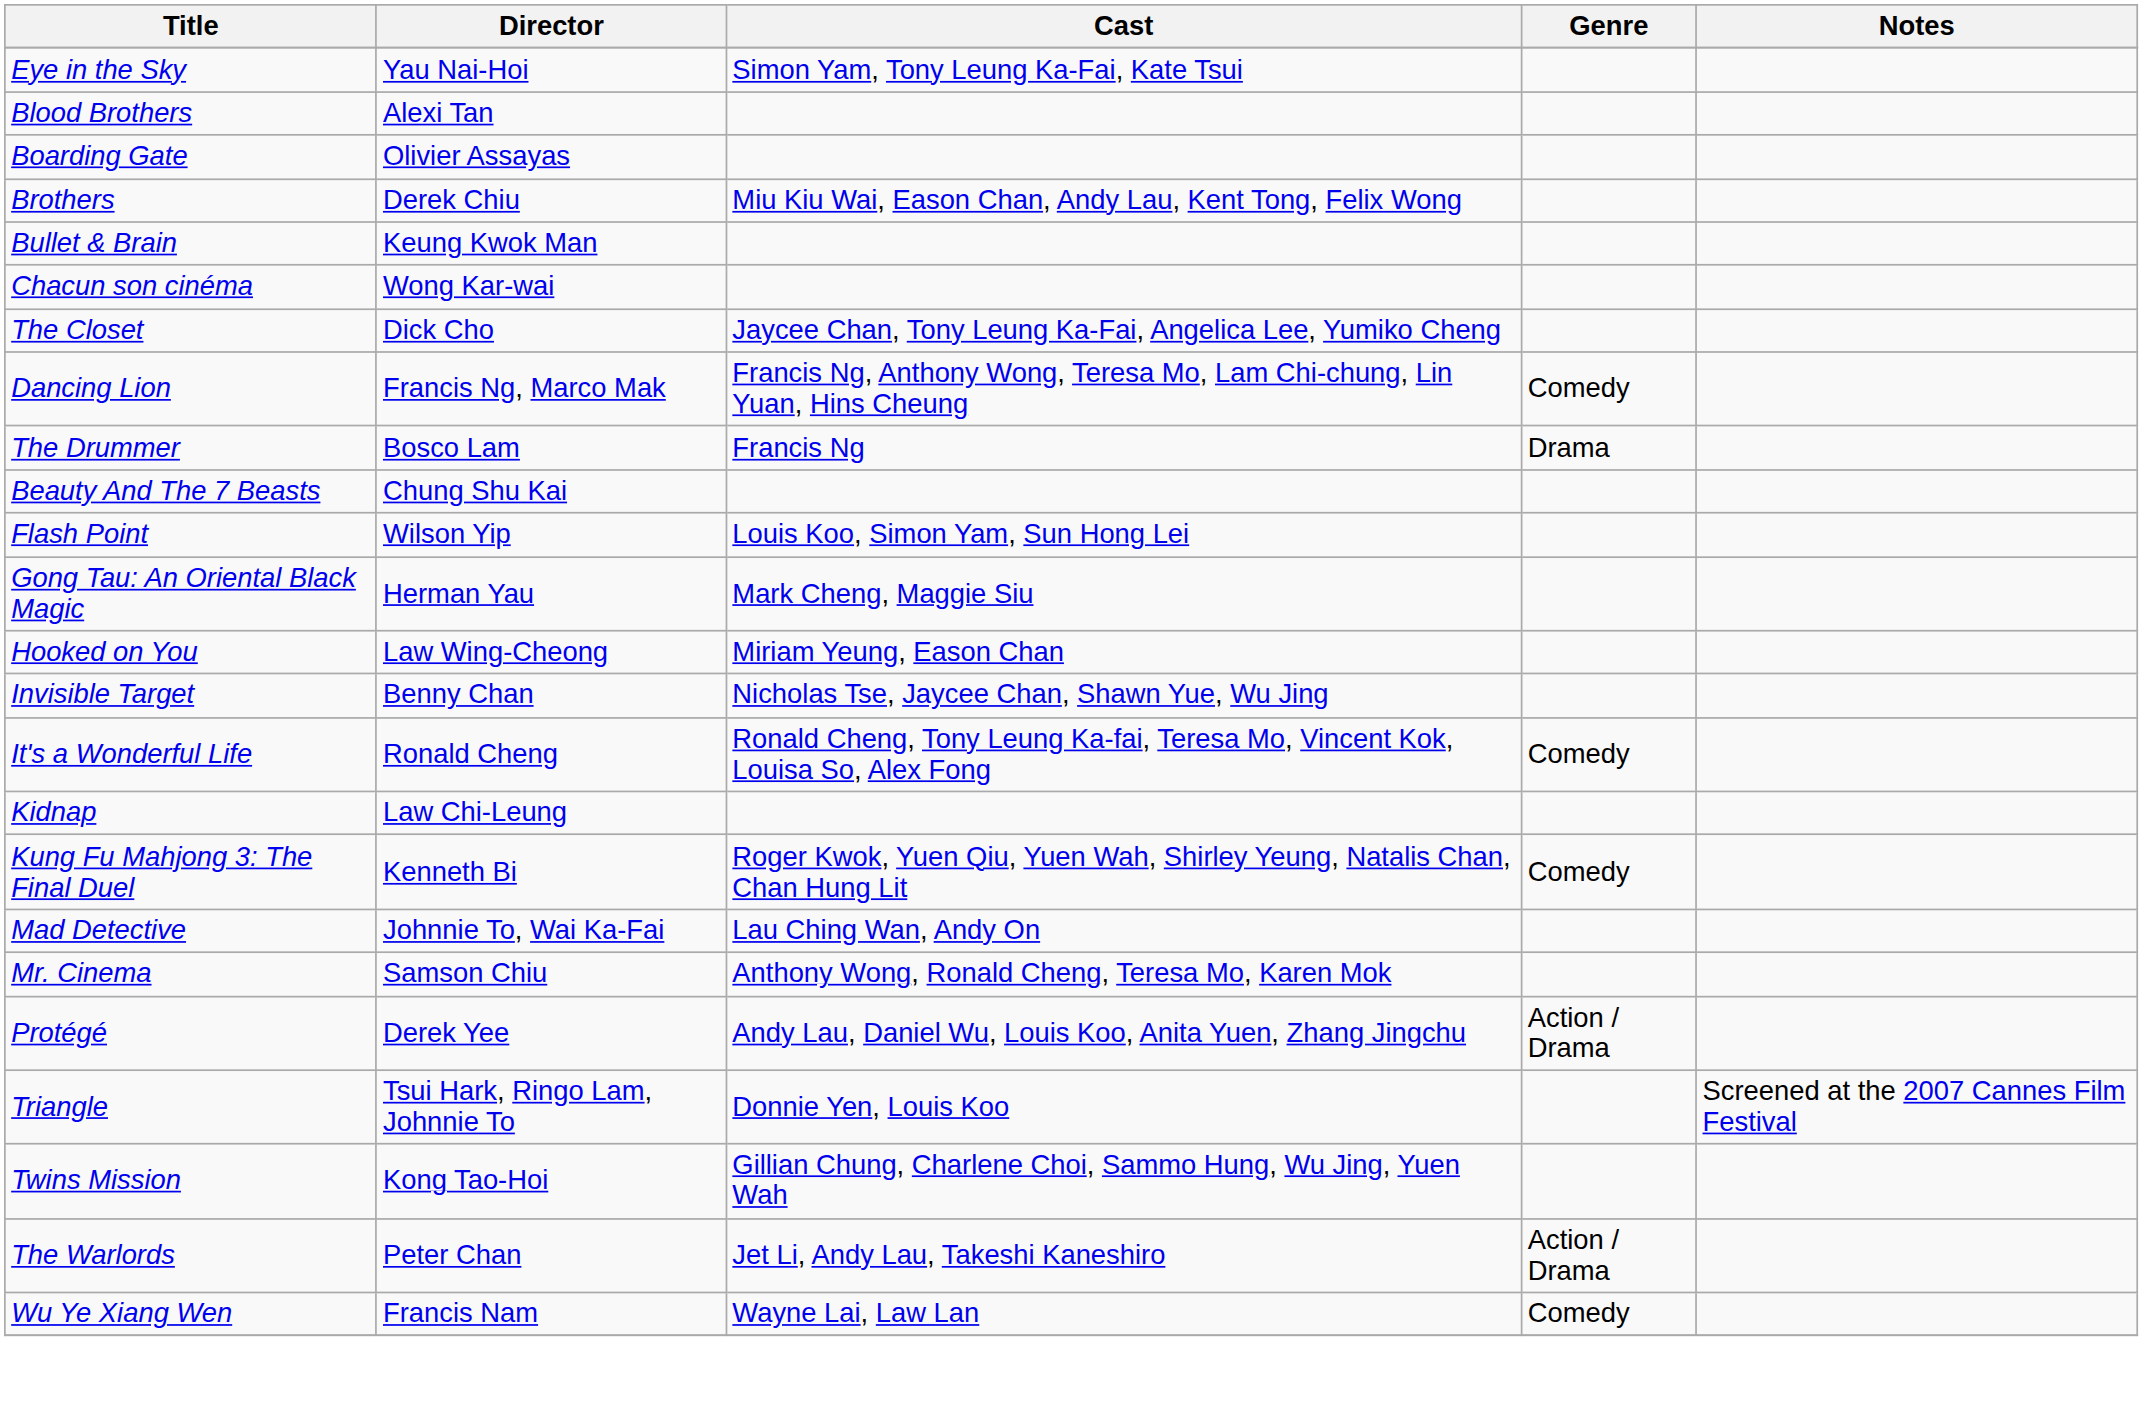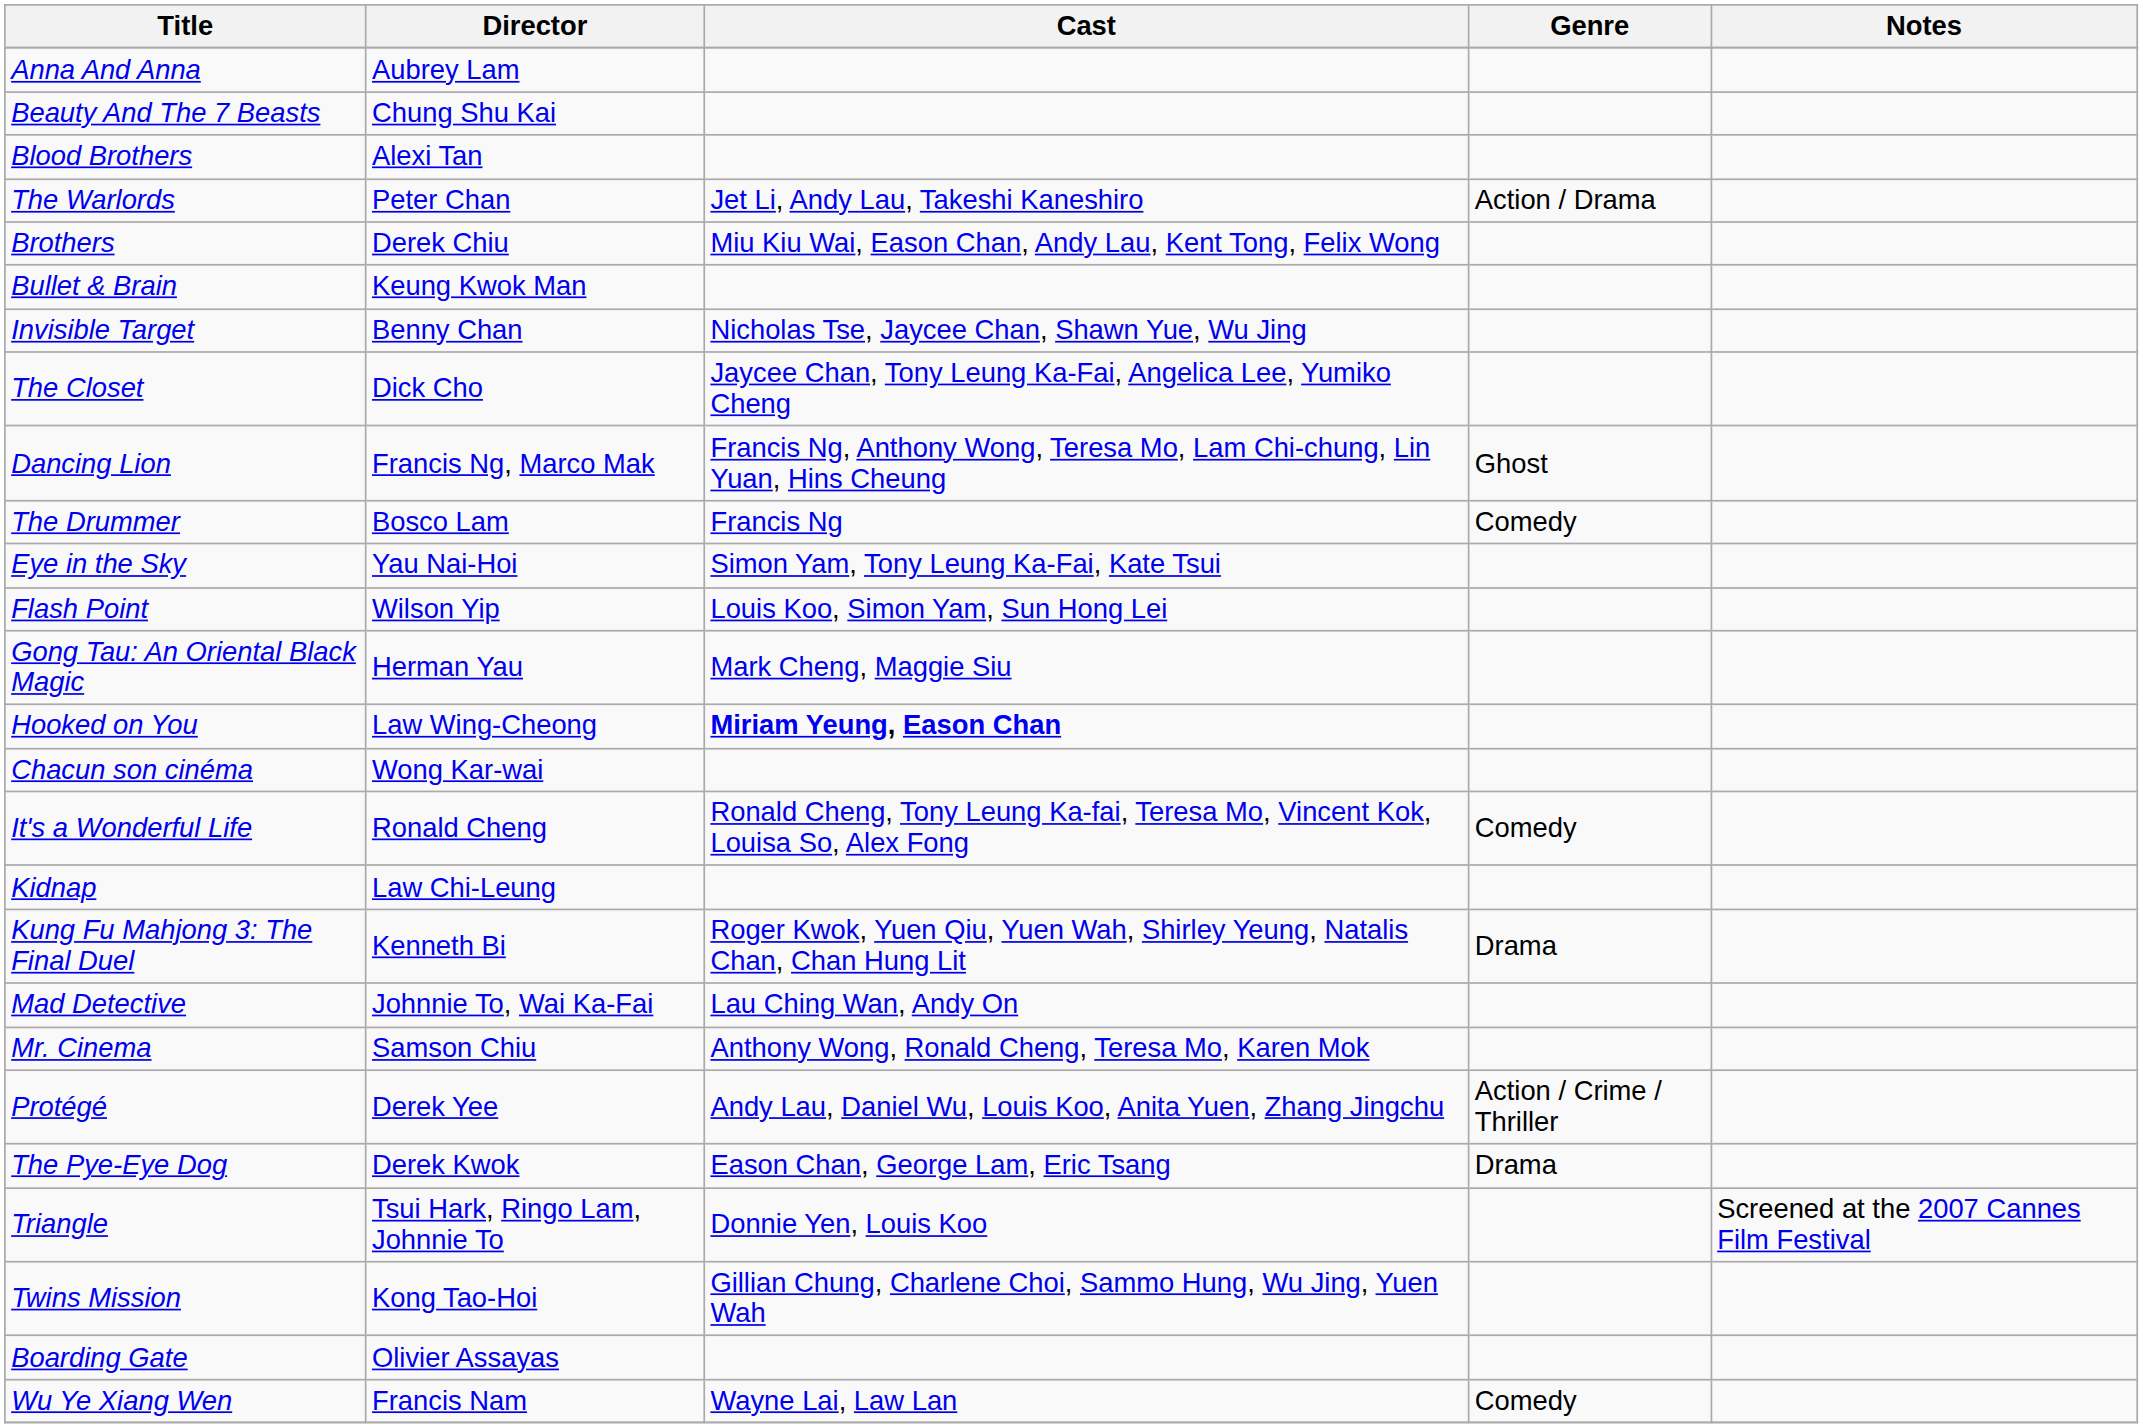+ row: (106, 69)
rows swapped: (166, 490) <-> (99, 69)
rows swapped: (99, 156) <-> (93, 1255)
rows swapped: (132, 286) <-> (103, 695)
(1579, 388) Comedy -> (1511, 462) Ghost
(1569, 447) Drama -> (1526, 521) Comedy
(898, 651) normal -> (886, 726) bold
(1579, 871) Comedy -> (1516, 945) Drama
(1573, 1032) Action / Drama -> (1568, 1106) Action / Crime / Thriller
+ row: (119, 1165)
